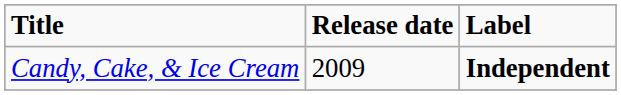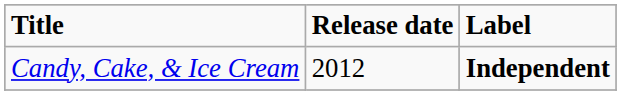(338, 68) 2009 -> (338, 68) 2012
